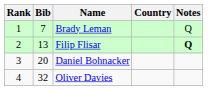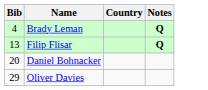- column: (19, 12)
(43, 28) 7 -> (14, 28) 4
(188, 28) normal -> (160, 28) bold
(43, 77) 32 -> (14, 77) 29
